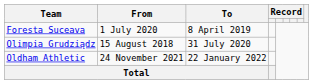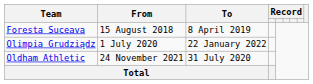(129, 30) 1 July 2020 -> (136, 30) 15 August 2018
(136, 44) 15 August 2018 -> (129, 44) 1 July 2020
(219, 44) 31 July 2020 -> (227, 44) 22 January 2022
(227, 58) 22 January 2022 -> (219, 58) 31 July 2020
